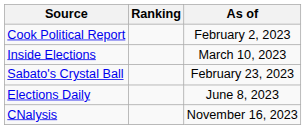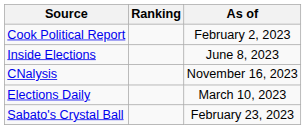(242, 54) March 10, 2023 -> (242, 54) June 8, 2023
rows swapped: (65, 74) <-> (32, 114)
(242, 94) June 8, 2023 -> (242, 94) March 10, 2023
